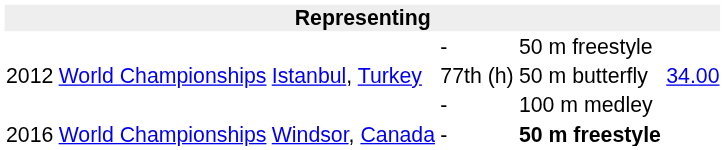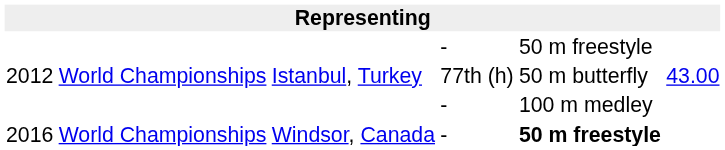(693, 76) 34.00 -> (693, 76) 43.00
